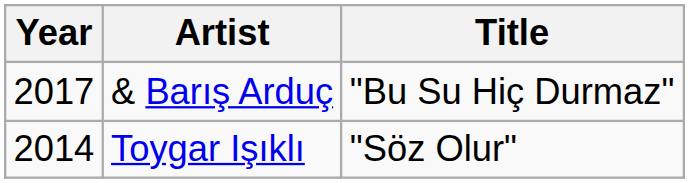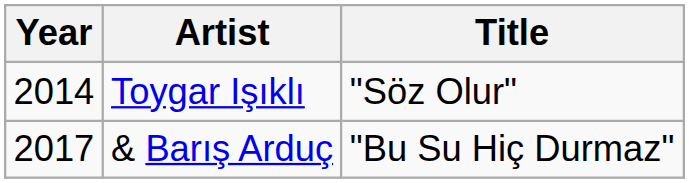rows swapped: (208, 148) <-> (222, 90)
